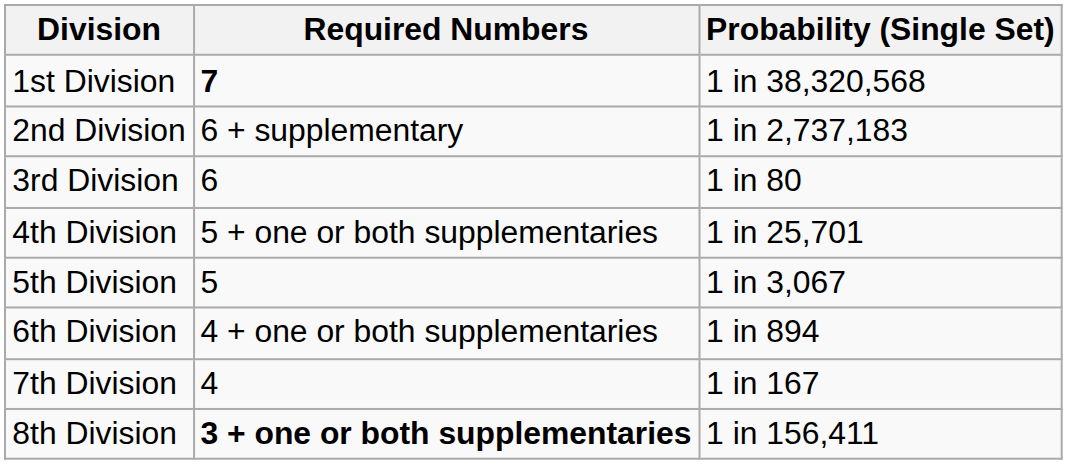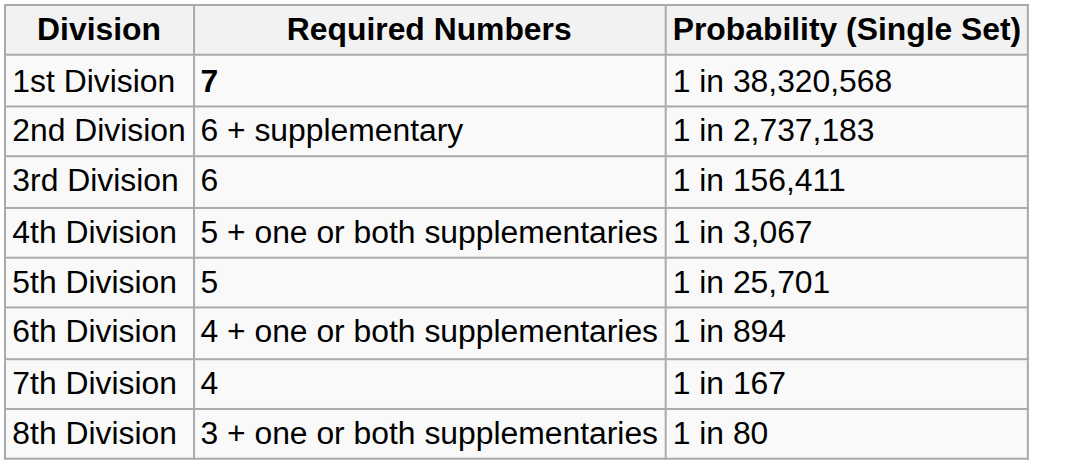(754, 181) 1 in 80 -> (759, 181) 1 in 156,411
(785, 231) 1 in 25,701 -> (743, 231) 1 in 3,067
(776, 282) 1 in 3,067 -> (751, 282) 1 in 25,701
(446, 433) bold -> (429, 433) normal
(793, 433) 1 in 156,411 -> (721, 433) 1 in 80
